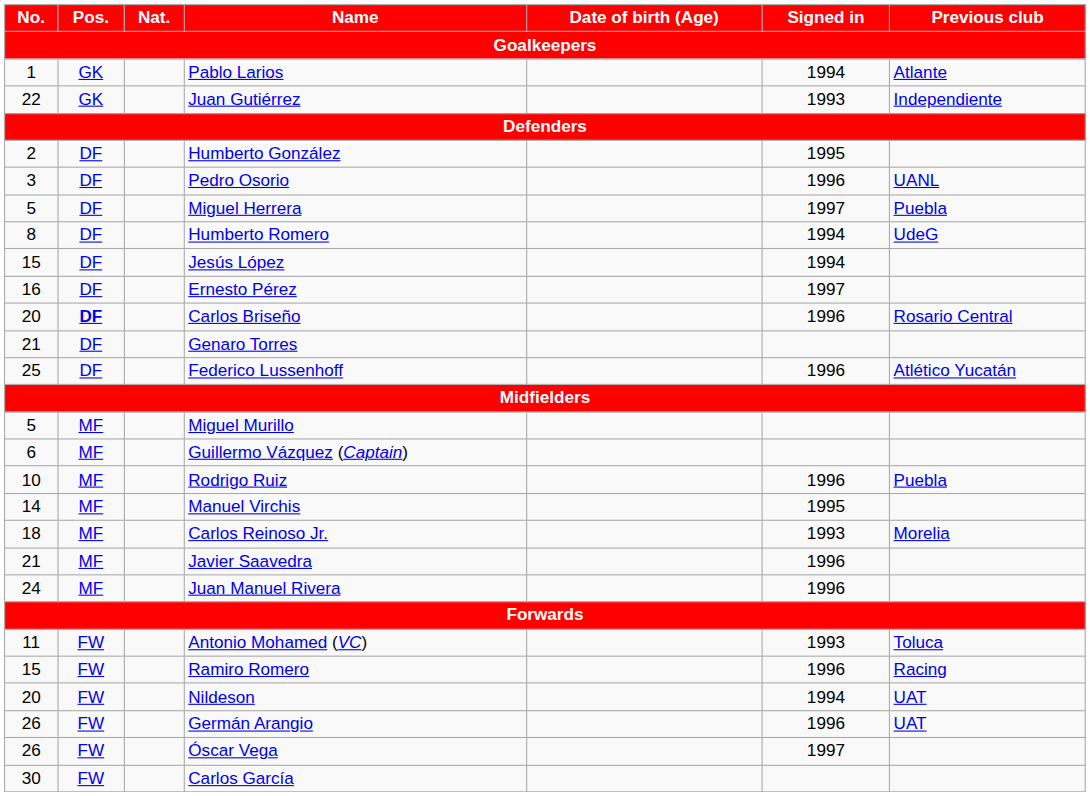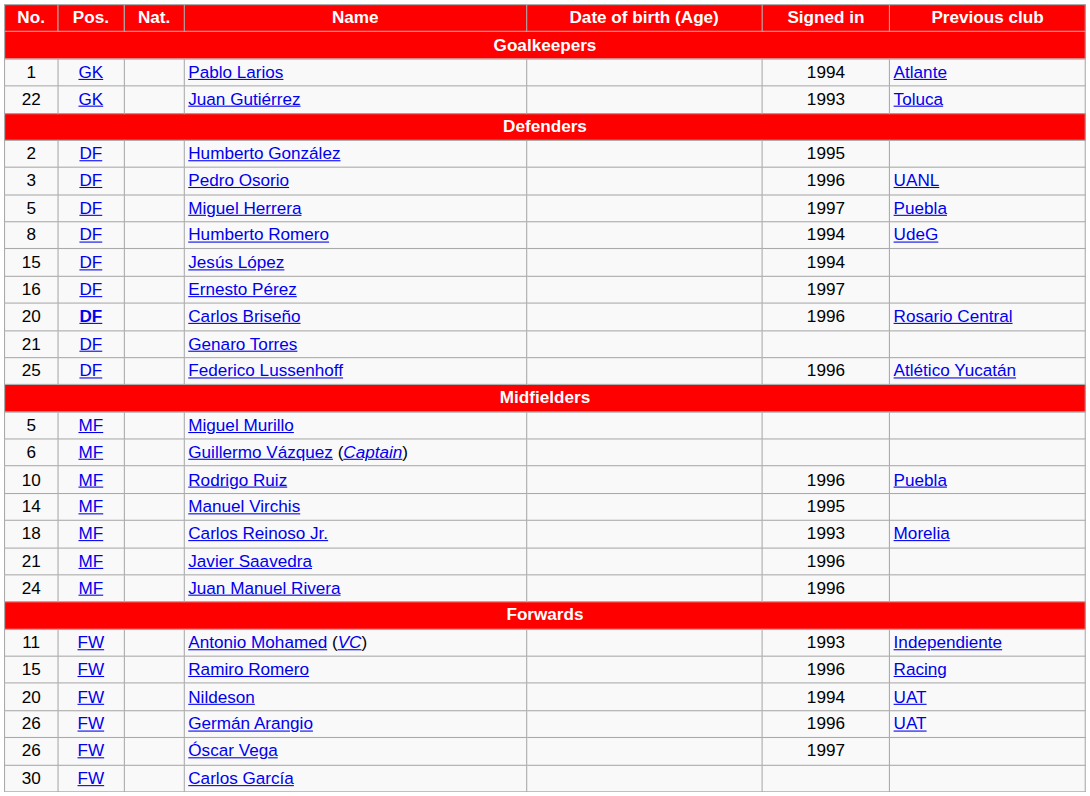(948, 99) Independiente -> (918, 99) Toluca
(918, 642) Toluca -> (948, 642) Independiente
